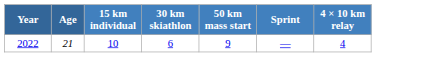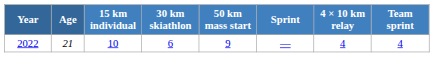+ column: (400, 19)
